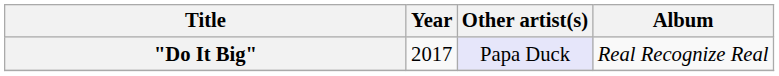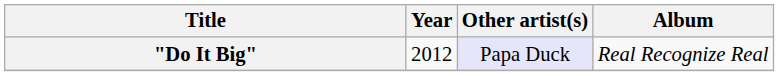(432, 53) 2017 -> (432, 53) 2012
